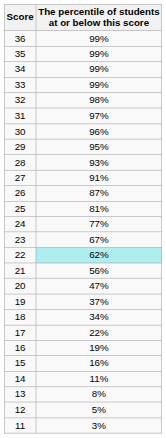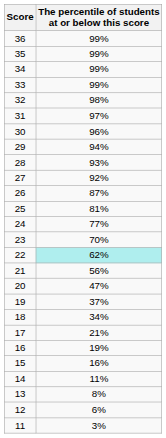(99, 147) 95% -> (99, 147) 94%
(99, 178) 91% -> (99, 178) 92%
(99, 239) 67% -> (99, 239) 70%
(99, 332) 22% -> (99, 332) 21%
(99, 410) 5% -> (99, 410) 6%
